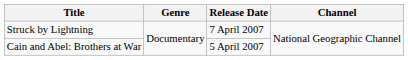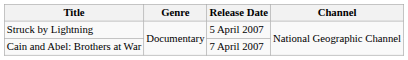(237, 30) 7 April 2007 -> (237, 30) 5 April 2007
(237, 47) 5 April 2007 -> (237, 47) 7 April 2007
